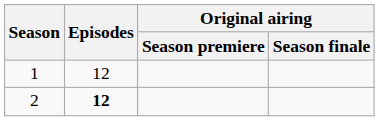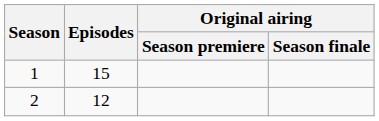(101, 73) 12 -> (101, 73) 15
(101, 101) bold -> (101, 101) normal
